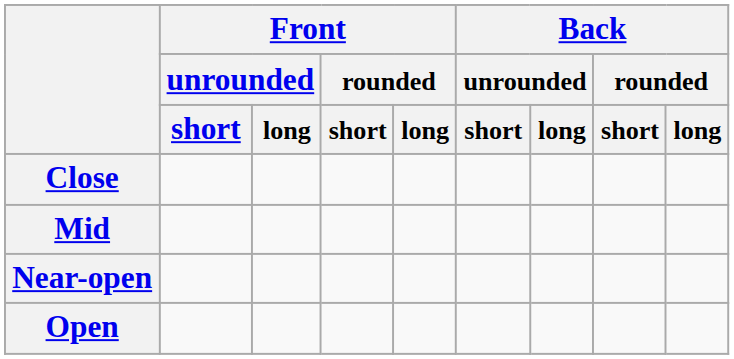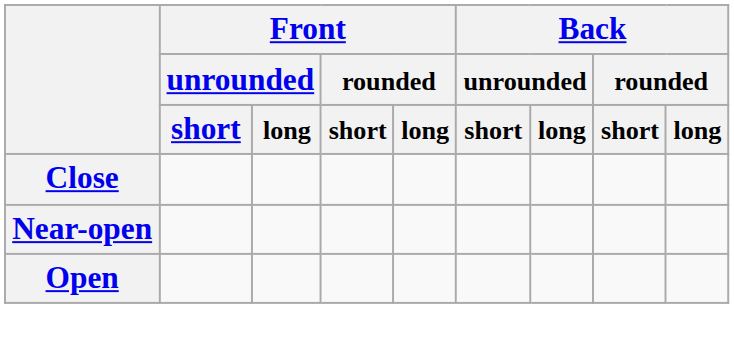- row: (82, 228)
